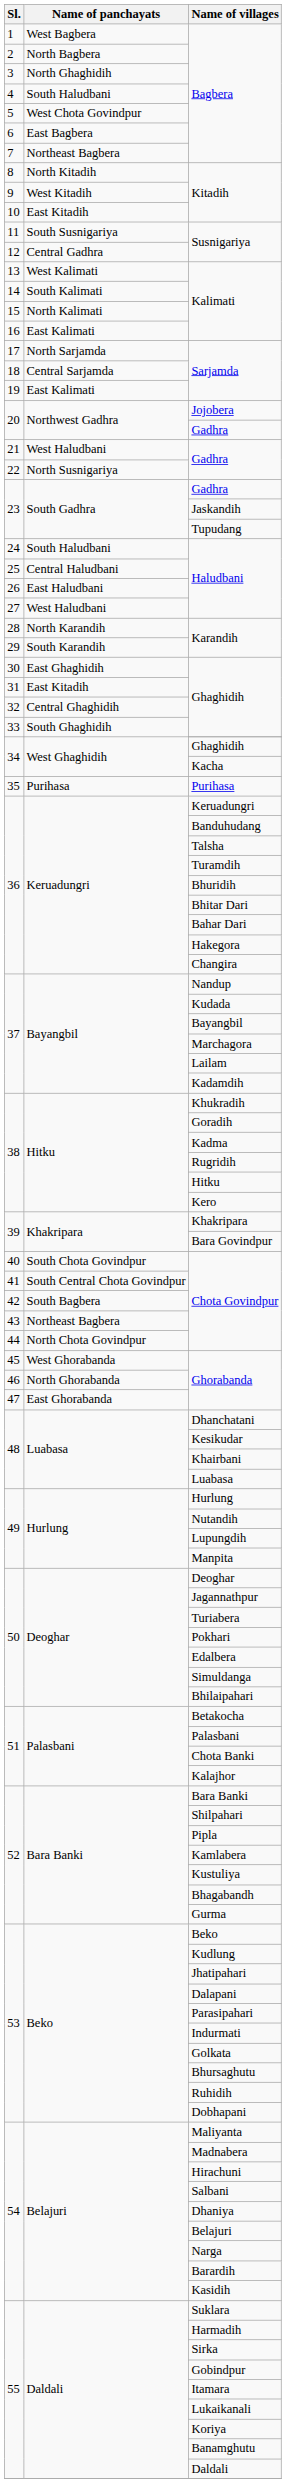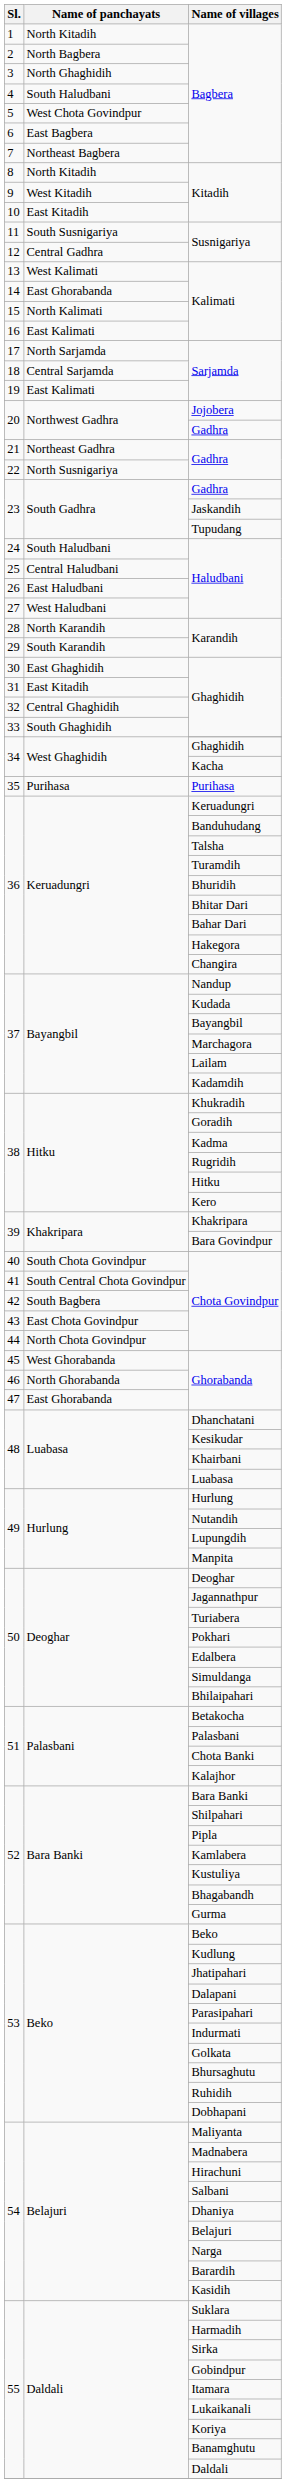(61, 34) West Bagbera -> (61, 34) North Kitadih
(65, 291) South Kalimati -> (69, 291) East Ghorabanda
(66, 449) West Haludbani -> (71, 449) Northeast Gadhra
(73, 1320) Northeast Bagbera -> (82, 1320) East Chota Govindpur
